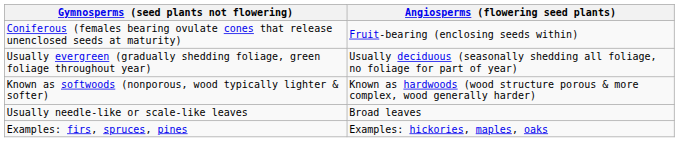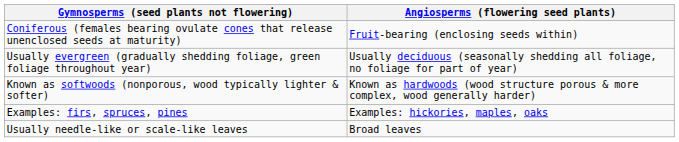rows swapped: (127, 112) <-> (97, 129)
